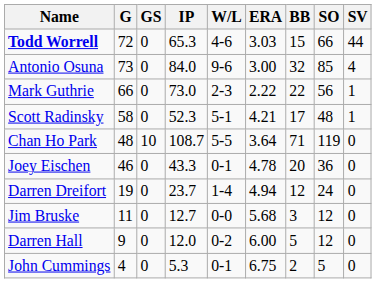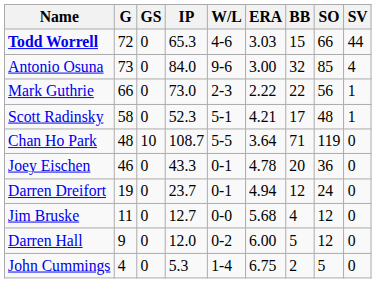(222, 191) 1-4 -> (222, 191) 0-1
(293, 215) 3 -> (293, 215) 4
(222, 265) 0-1 -> (222, 265) 1-4
